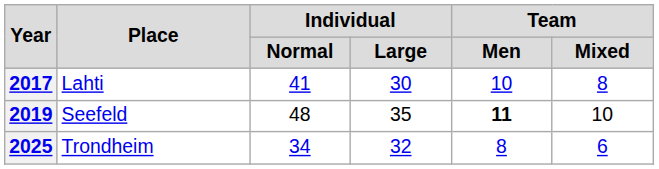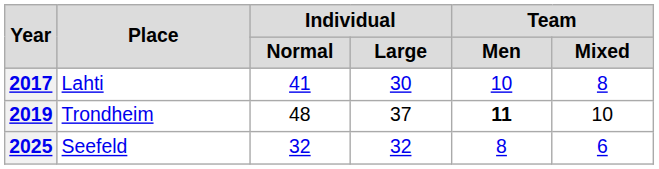(94, 115) Seefeld -> (108, 115) Trondheim
(401, 115) 35 -> (401, 115) 37
(108, 147) Trondheim -> (94, 147) Seefeld
(300, 147) 34 -> (300, 147) 32
